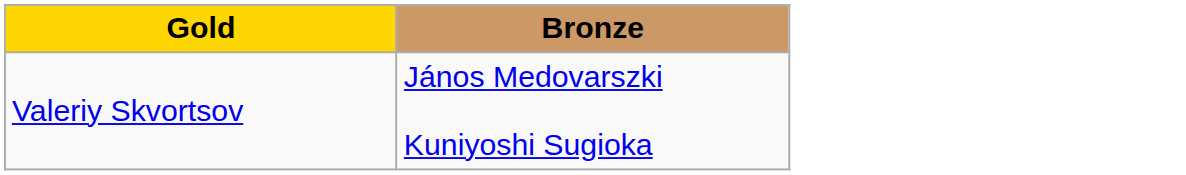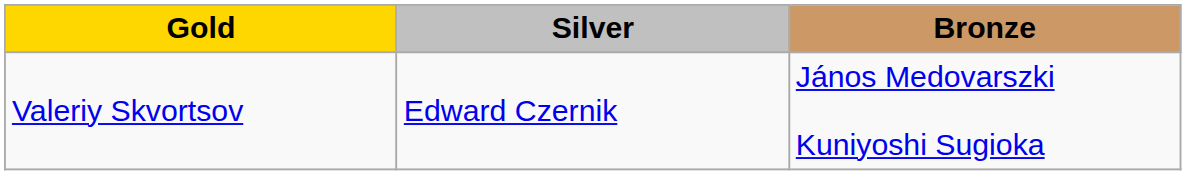+ column: (593, 28)
